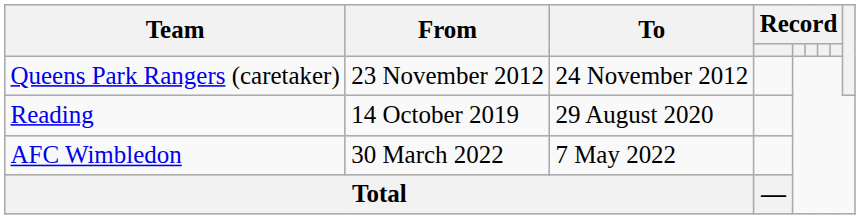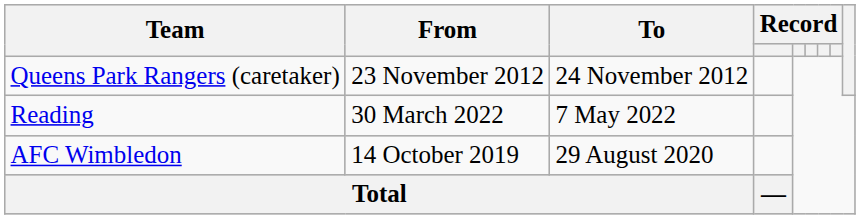(435, 114) 14 October 2019 -> (427, 114) 30 March 2022
(634, 114) 29 August 2020 -> (616, 114) 7 May 2022
(427, 154) 30 March 2022 -> (435, 154) 14 October 2019
(616, 154) 7 May 2022 -> (634, 154) 29 August 2020
